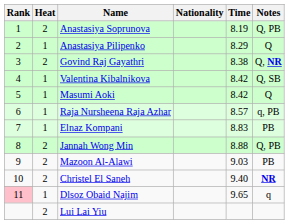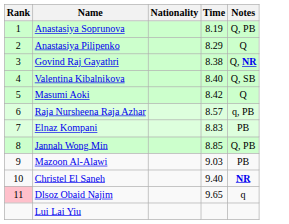- column: (45, 12)
(239, 79) 8.42 -> (214, 79) 8.40
(239, 145) 8.88 -> (214, 145) 8.85
